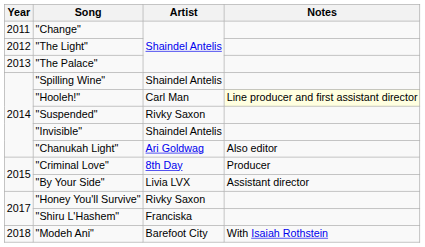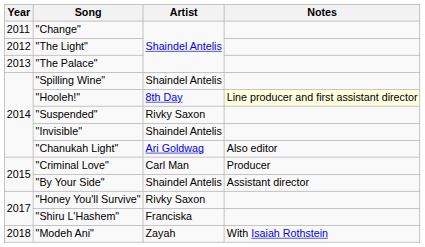(167, 98) Carl Man -> (164, 98) 8th Day
(164, 166) 8th Day -> (167, 166) Carl Man
(168, 183) Livia LVX -> (184, 183) Shaindel Antelis
(177, 234) Barefoot City -> (160, 234) Zayah
